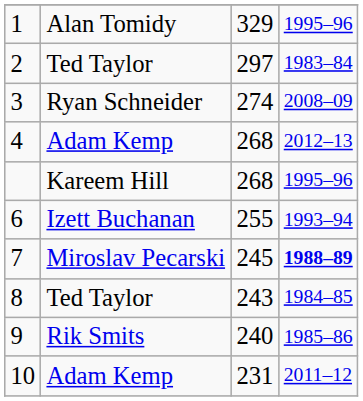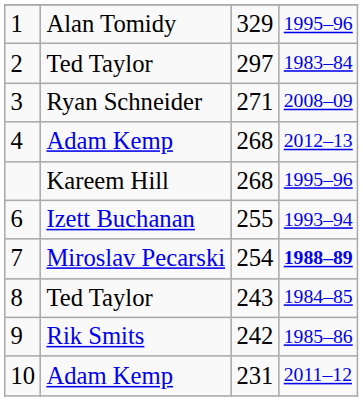(255, 102) 274 -> (255, 102) 271
(255, 258) 245 -> (255, 258) 254
(255, 336) 240 -> (255, 336) 242
